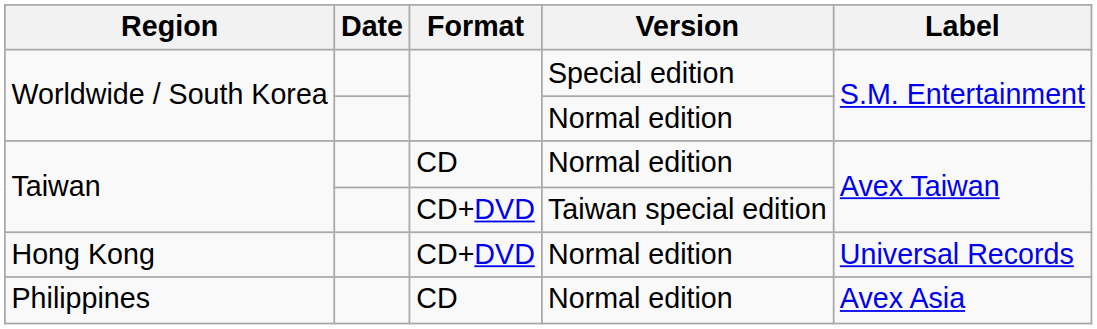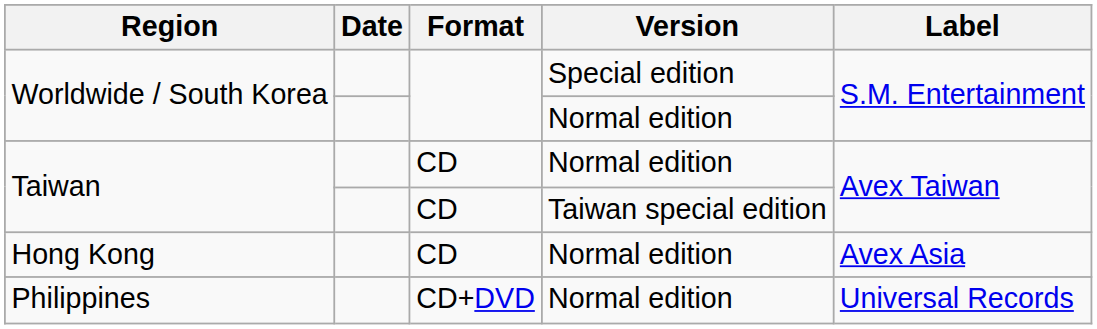(476, 208) CD+DVD -> (437, 208) CD
(476, 254) CD+DVD -> (437, 254) CD
(957, 254) Universal Records -> (902, 254) Avex Asia
(437, 299) CD -> (476, 299) CD+DVD
(902, 299) Avex Asia -> (957, 299) Universal Records
